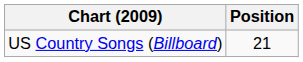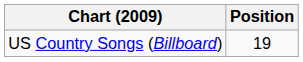(262, 43) 21 -> (262, 43) 19
